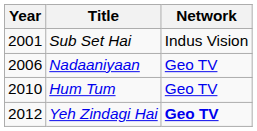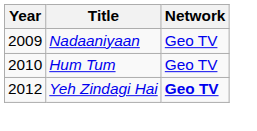- row: (90, 41)
(25, 65) 2006 -> (25, 41) 2009
